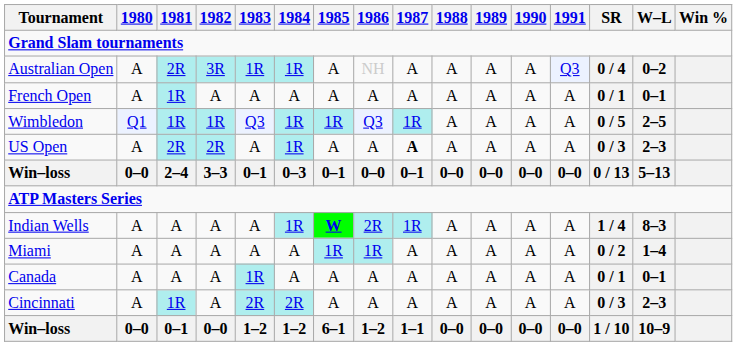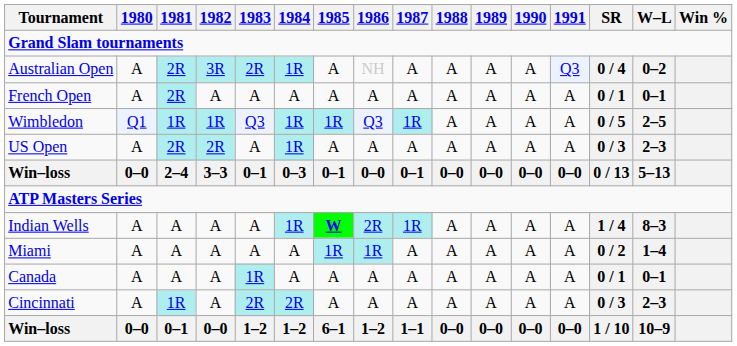(255, 68) 1R -> (255, 68) 2R
(176, 94) 1R -> (176, 94) 2R
(412, 146) bold -> (412, 146) normal
